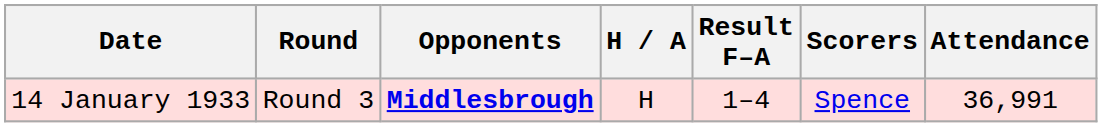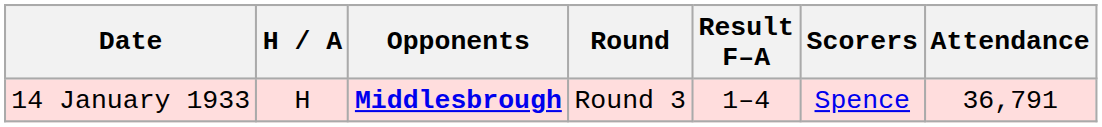columns swapped: (318, 42) <-> (646, 42)
(1010, 100) 36,991 -> (1010, 100) 36,791
